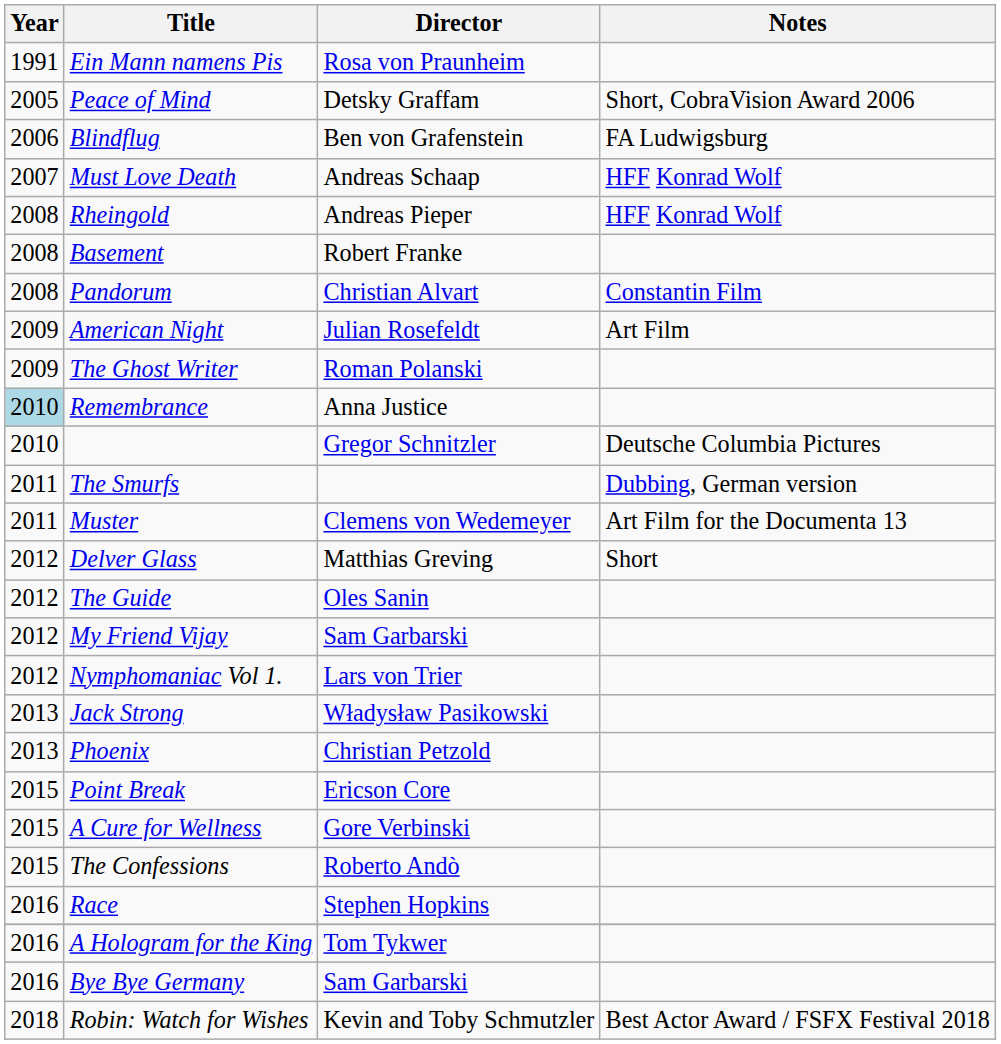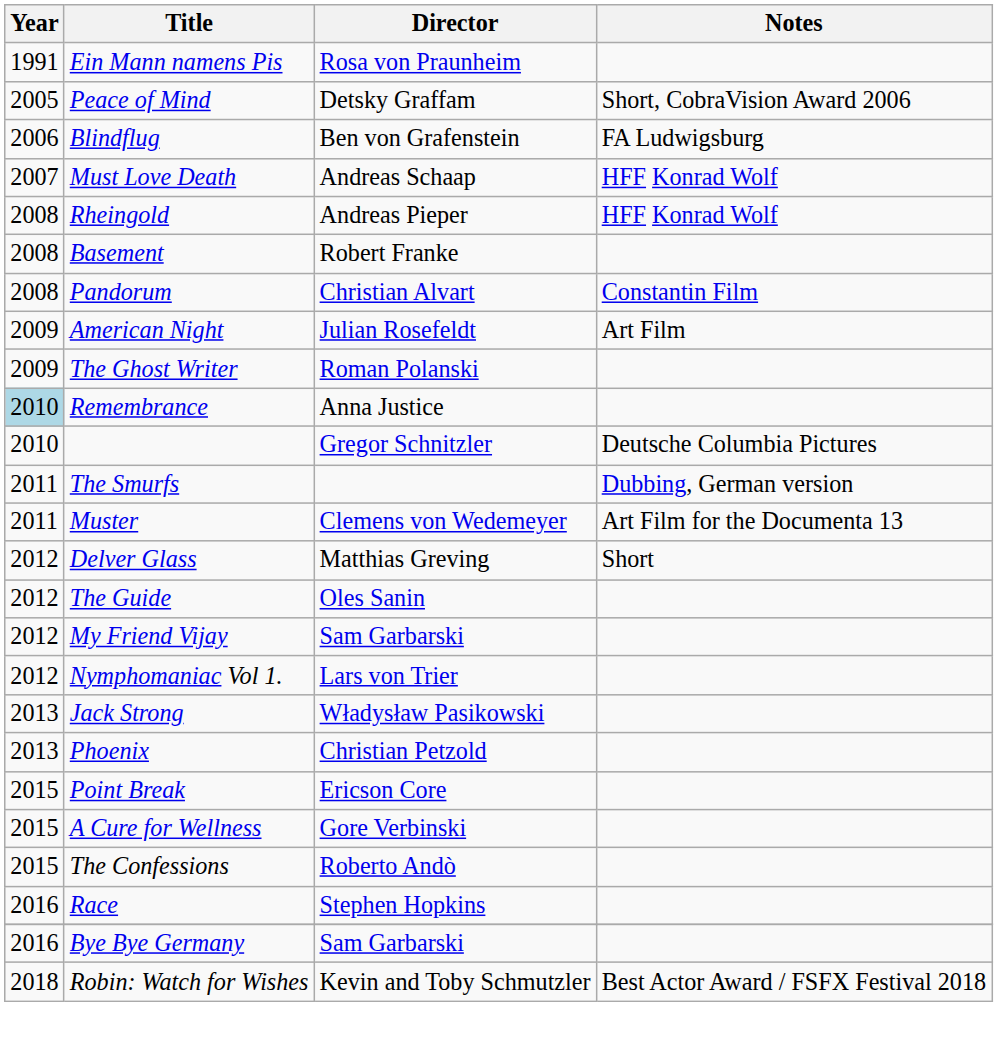- row: (191, 943)
